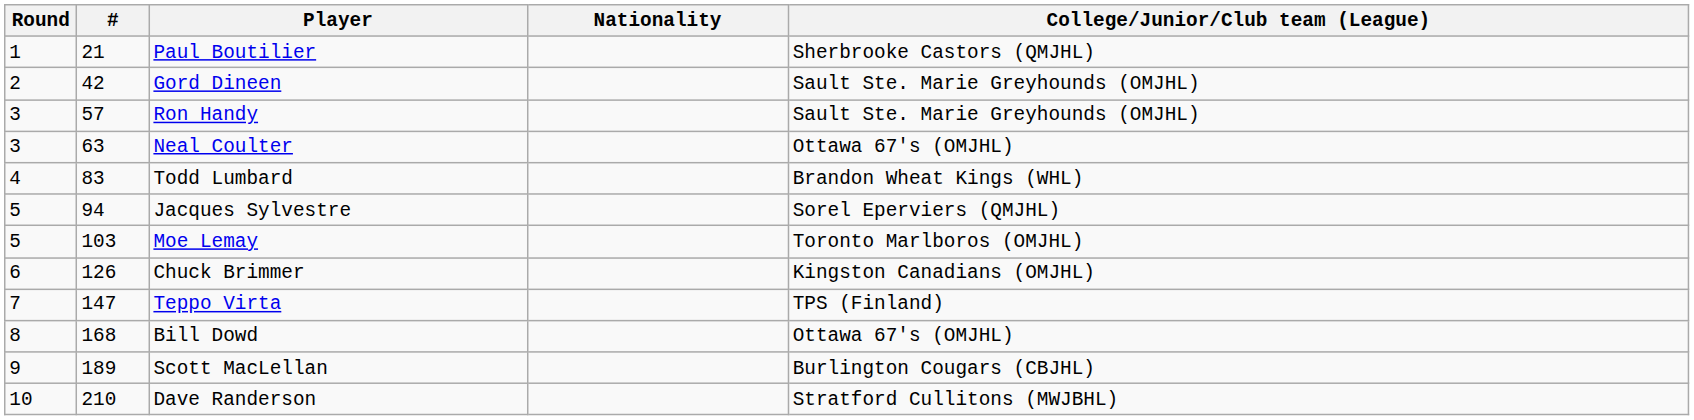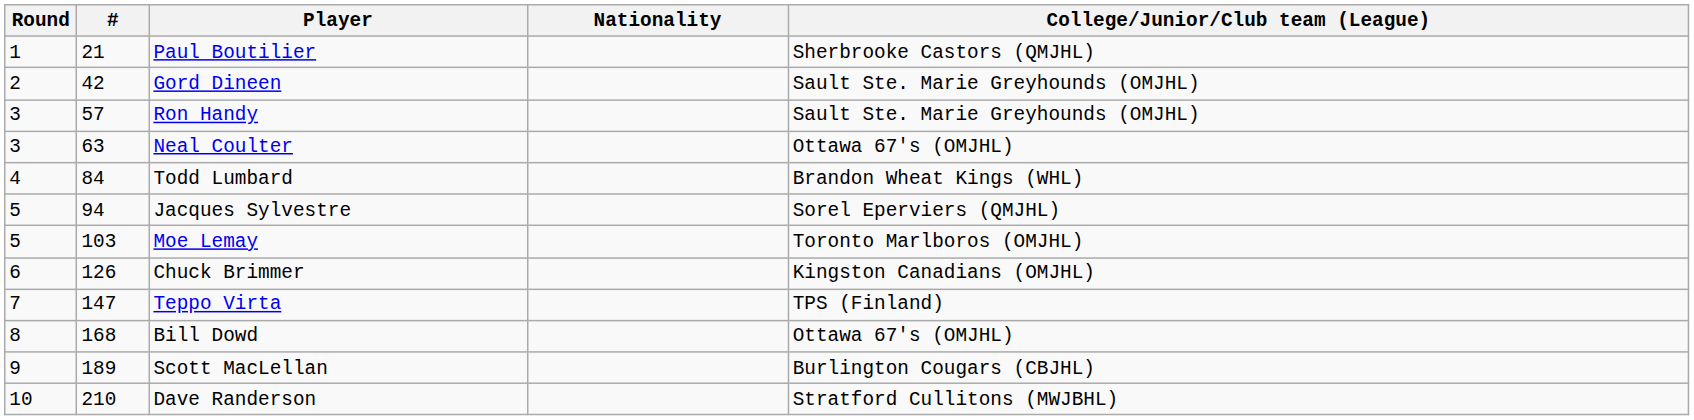(93, 178) 83 -> (93, 178) 84
